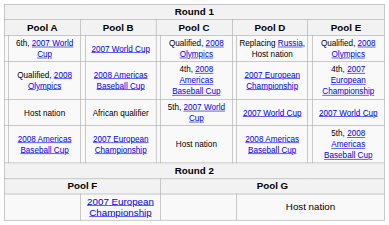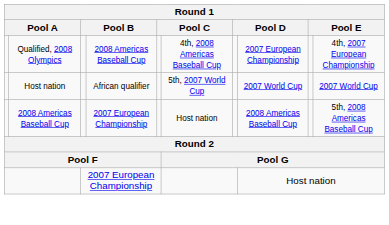- row: (45, 49)
